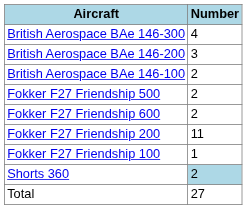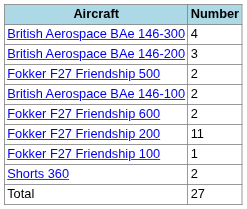rows swapped: (96, 74) <-> (84, 94)
(194, 174) lightblue background -> (194, 174) no background
